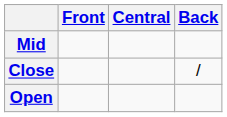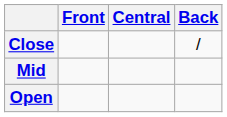rows swapped: (31, 71) <-> (31, 44)
